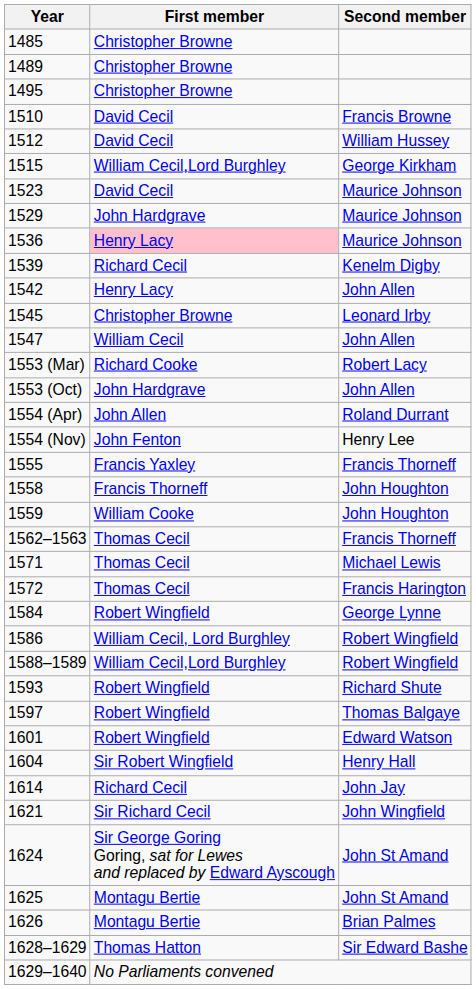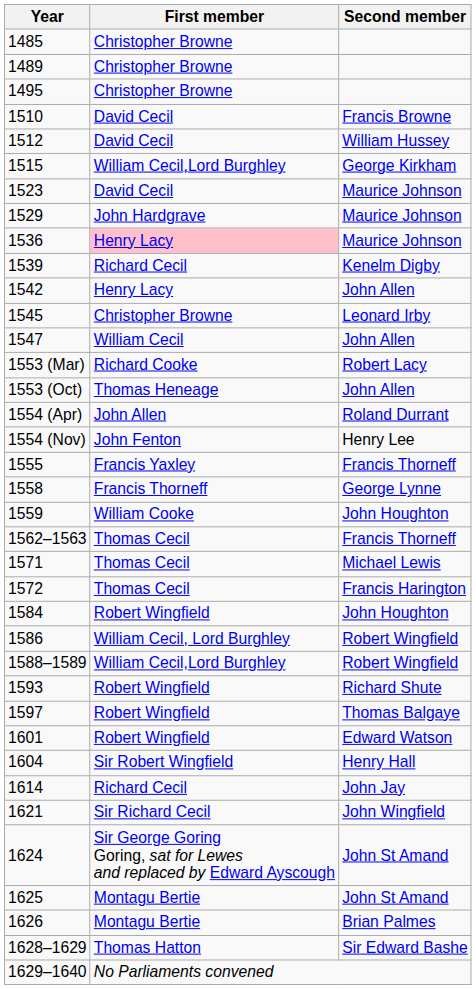(150, 389) John Hardgrave -> (156, 389) Thomas Heneage
(395, 489) John Houghton -> (392, 489) George Lynne
(392, 613) George Lynne -> (395, 613) John Houghton
